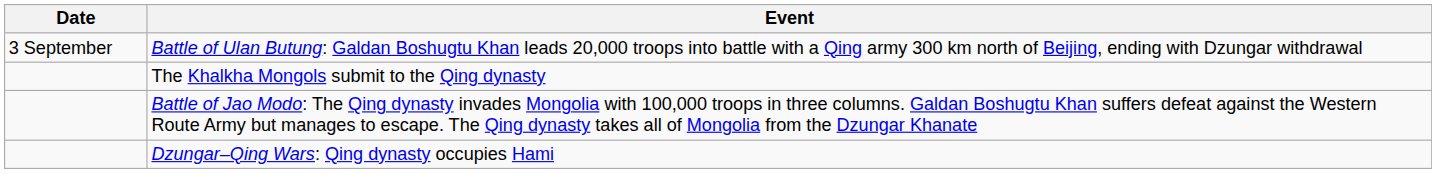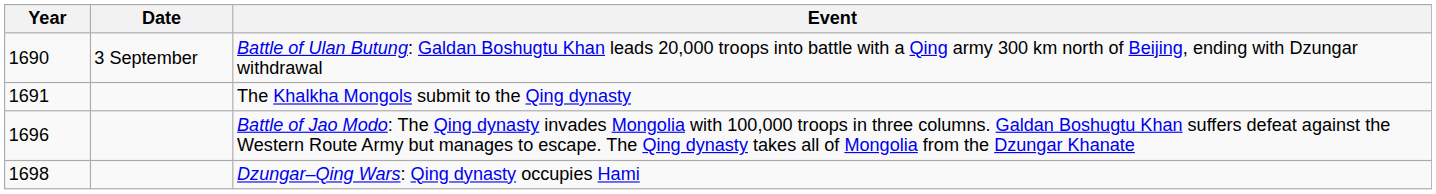+ column: (47, 18)
